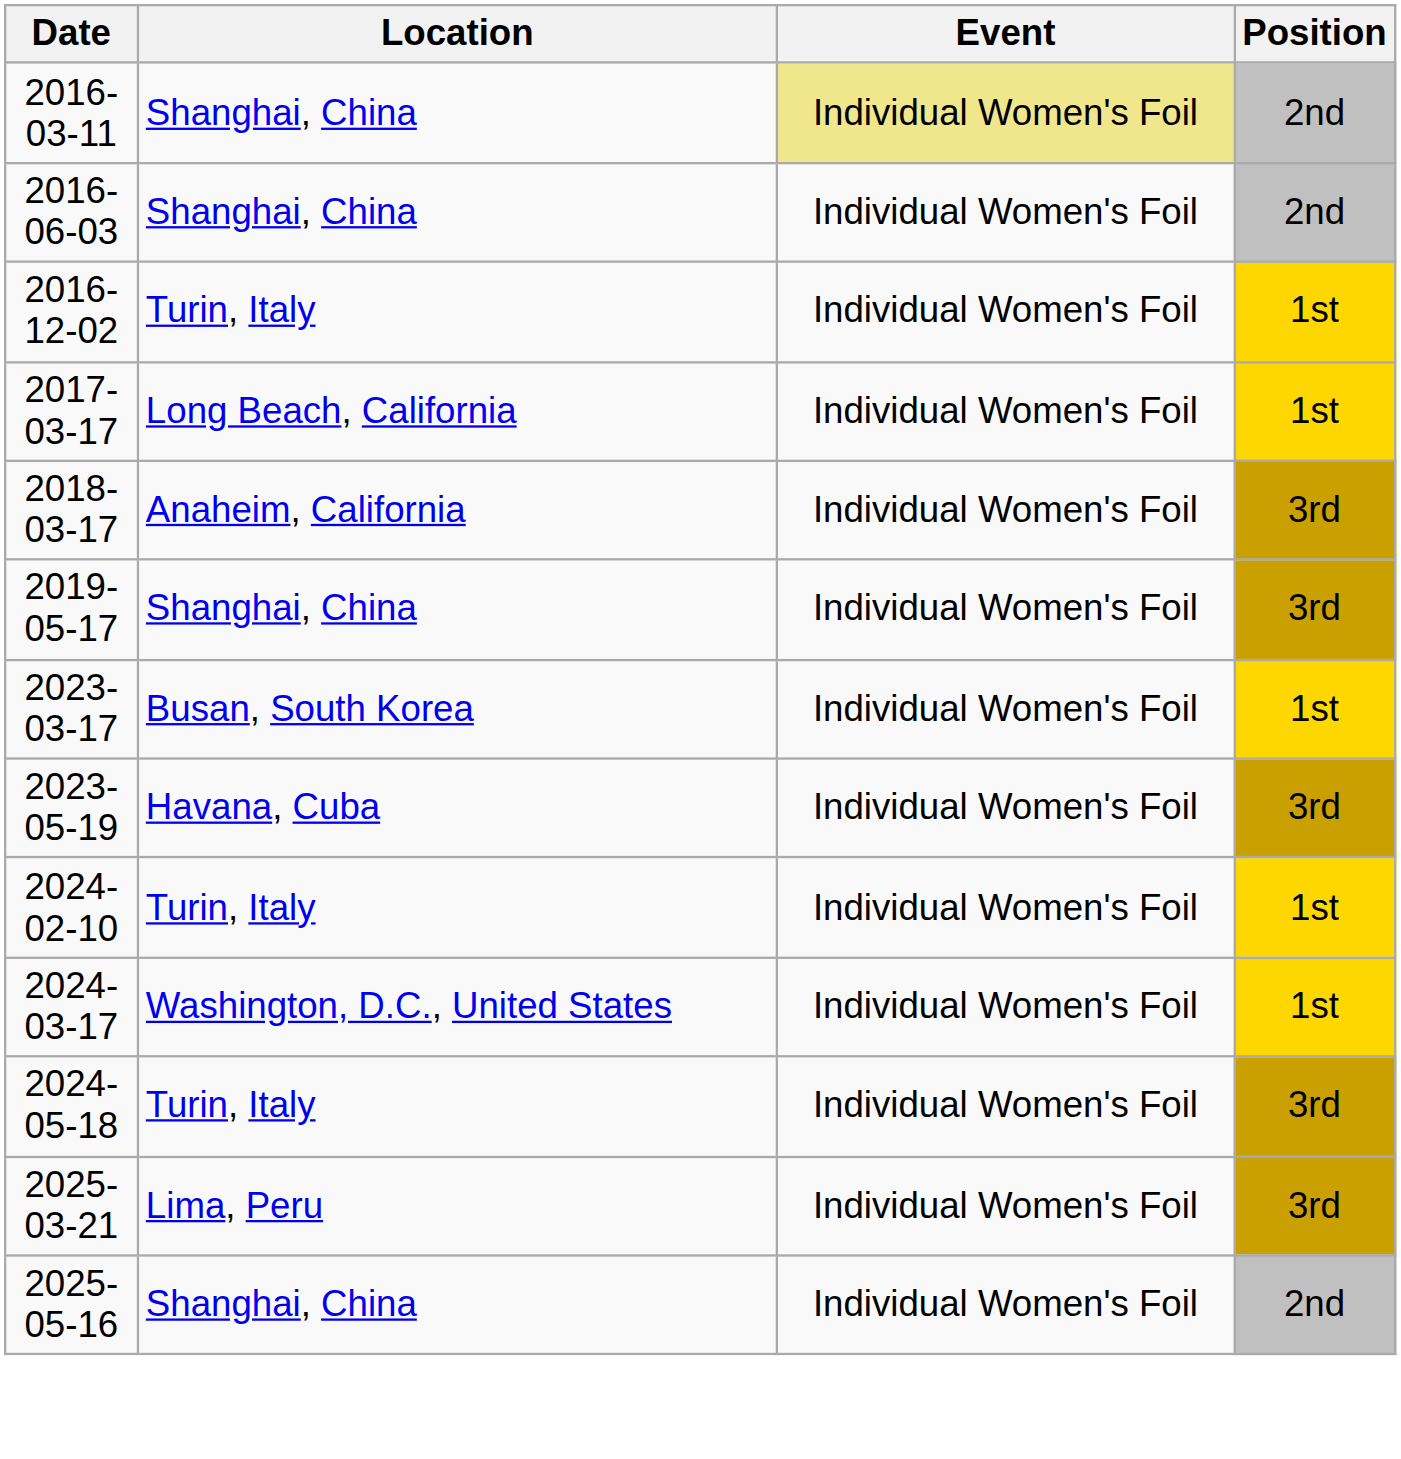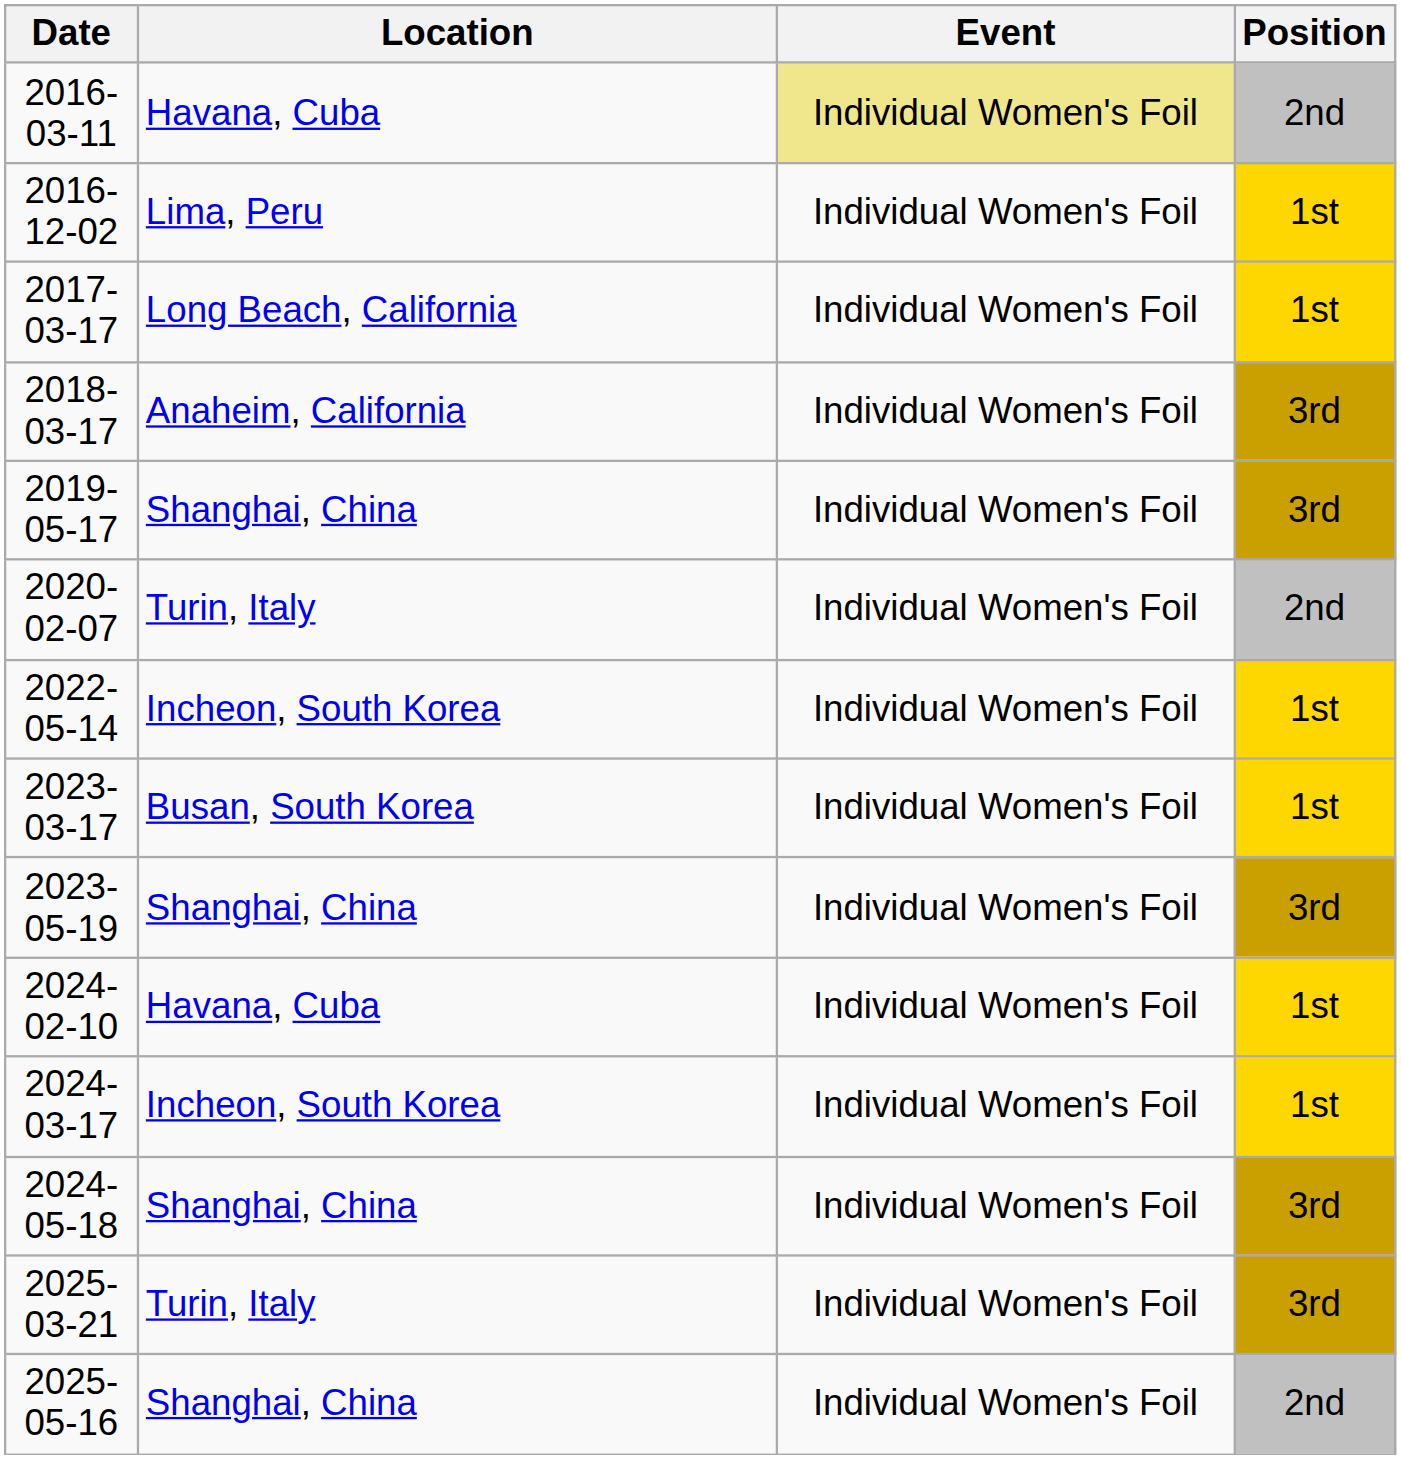(281, 112) Shanghai, China -> (263, 112) Havana, Cuba
- row: (71, 211)
(231, 310) Turin, Italy -> (234, 211) Lima, Peru
+ row: (71, 608)
+ row: (71, 708)
(263, 807) Havana, Cuba -> (281, 906) Shanghai, China
(231, 906) Turin, Italy -> (263, 1006) Havana, Cuba
(409, 1006) Washington, D.C., United States -> (323, 1105) Incheon, South Korea
(231, 1105) Turin, Italy -> (281, 1204) Shanghai, China
(234, 1204) Lima, Peru -> (231, 1304) Turin, Italy
